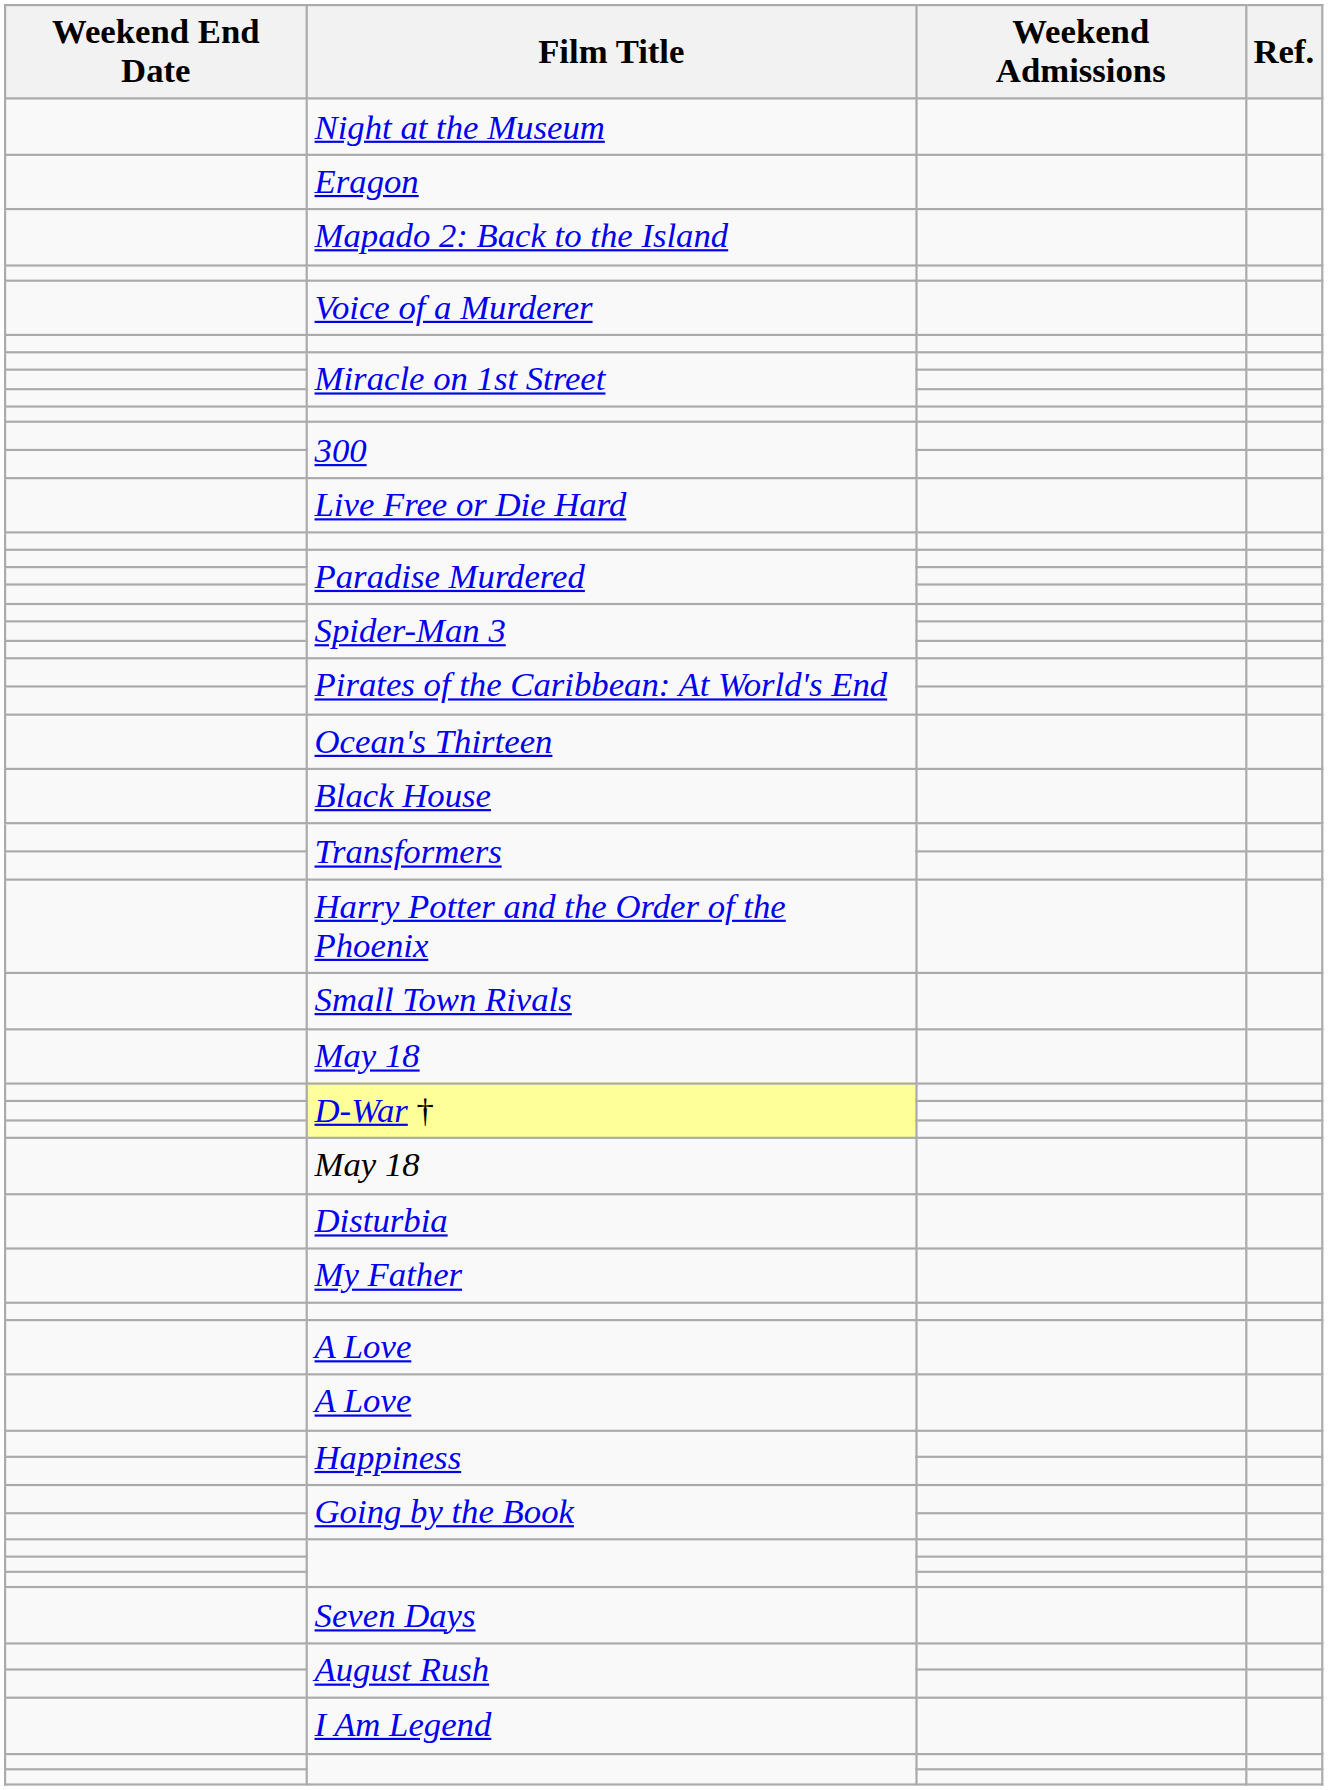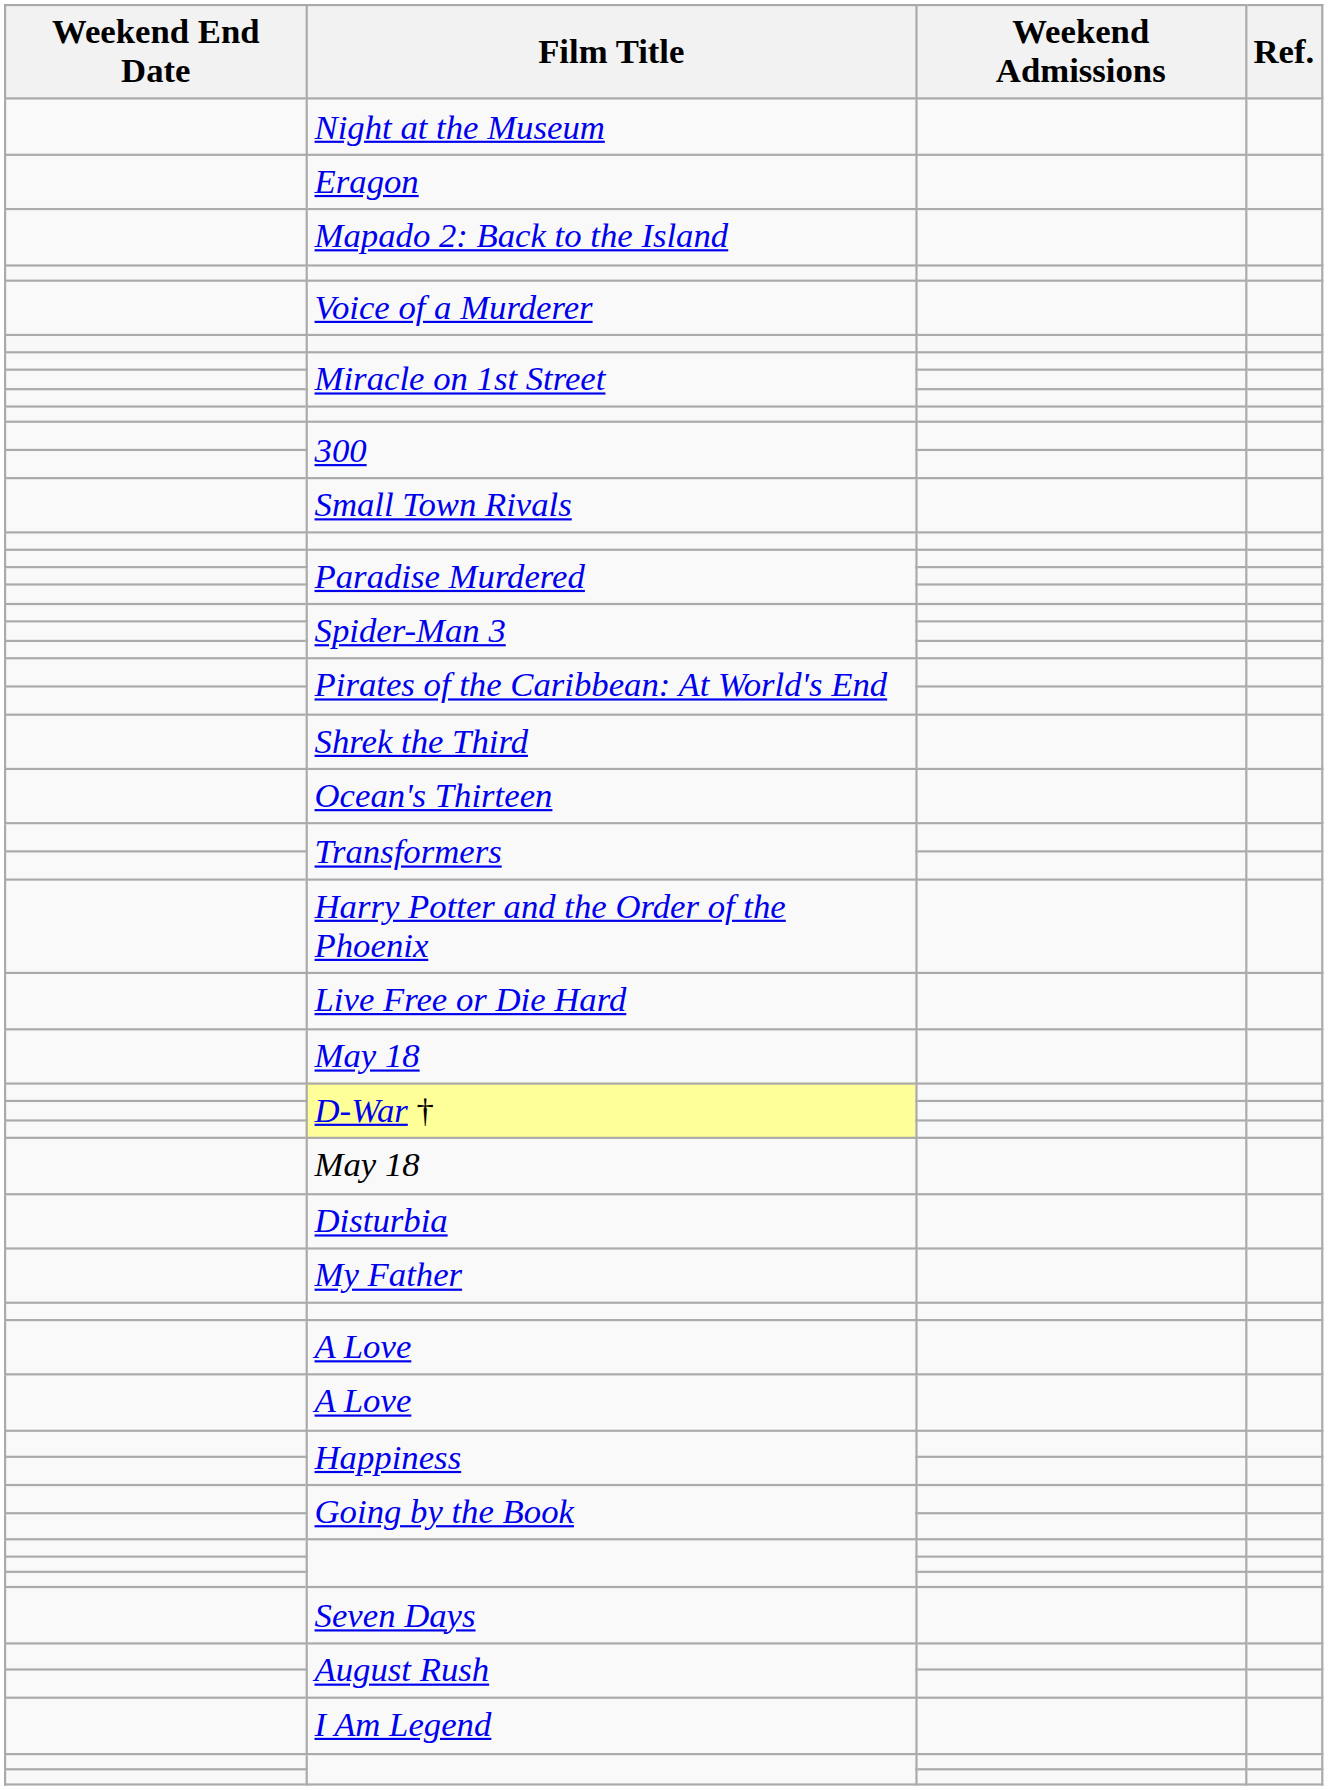rows swapped: (156, 1001) <-> (156, 505)
+ row: (156, 741)
- row: (156, 796)
